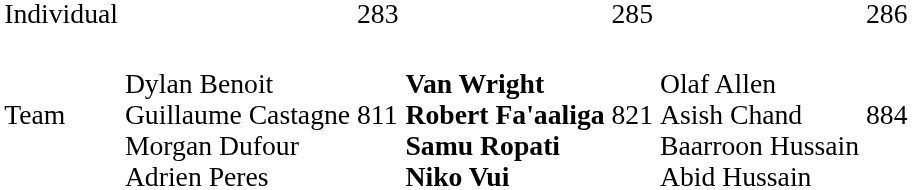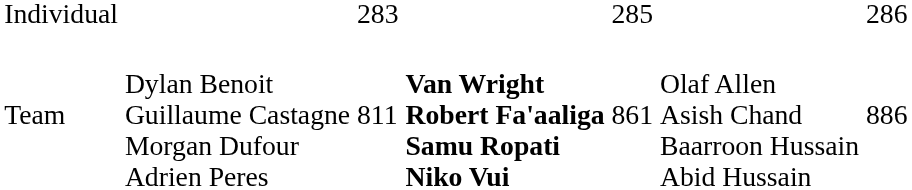(632, 114) 821 -> (632, 114) 861
(887, 114) 884 -> (887, 114) 886
